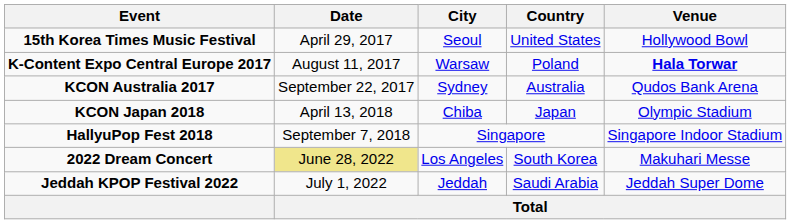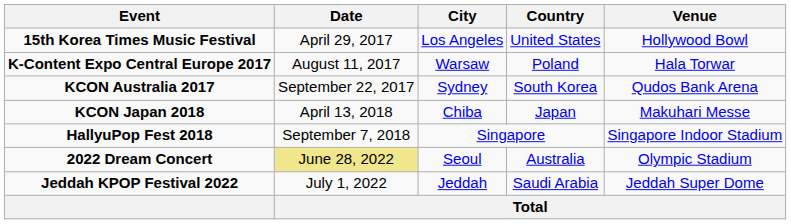(462, 40) Seoul -> (462, 40) Los Angeles
(695, 64) bold -> (695, 64) normal
(555, 87) Australia -> (555, 87) South Korea
(695, 111) Olympic Stadium -> (695, 111) Makuhari Messe
(462, 159) Los Angeles -> (462, 159) Seoul
(555, 159) South Korea -> (555, 159) Australia
(695, 159) Makuhari Messe -> (695, 159) Olympic Stadium
